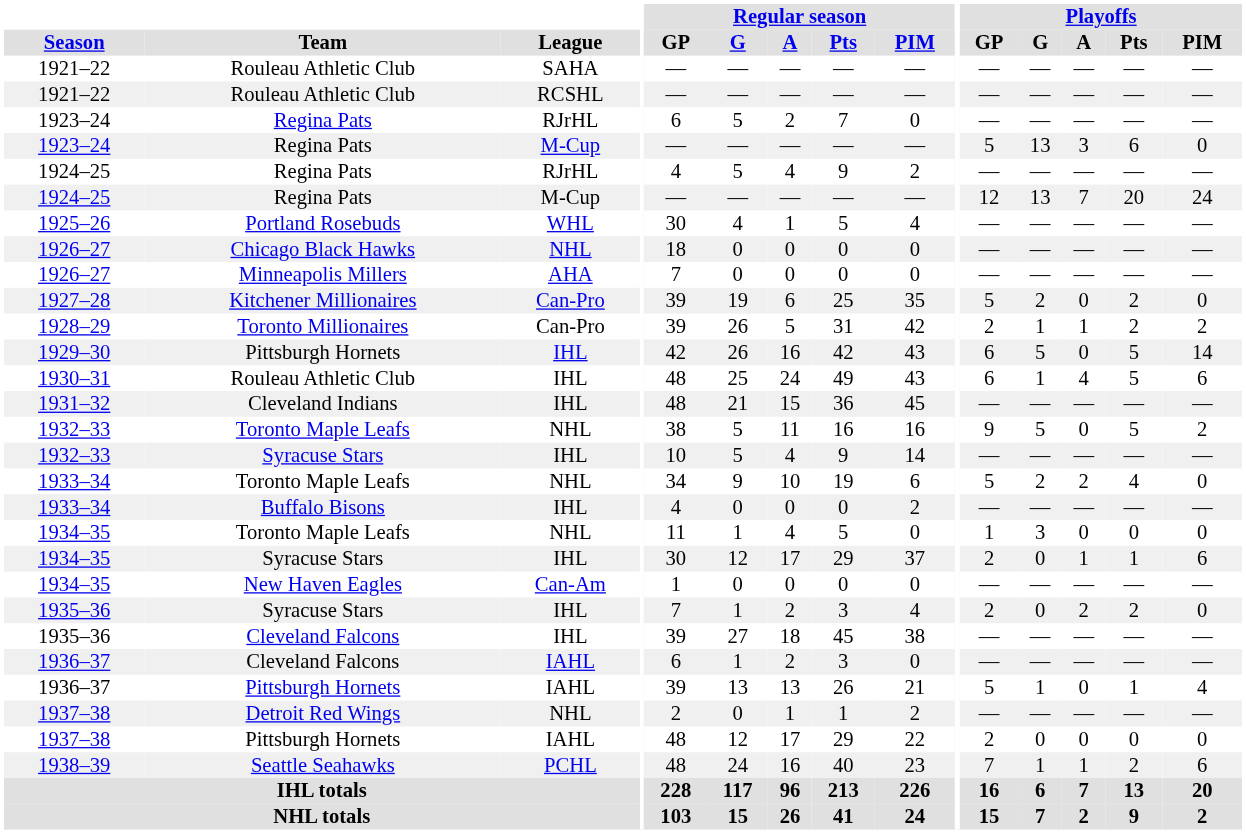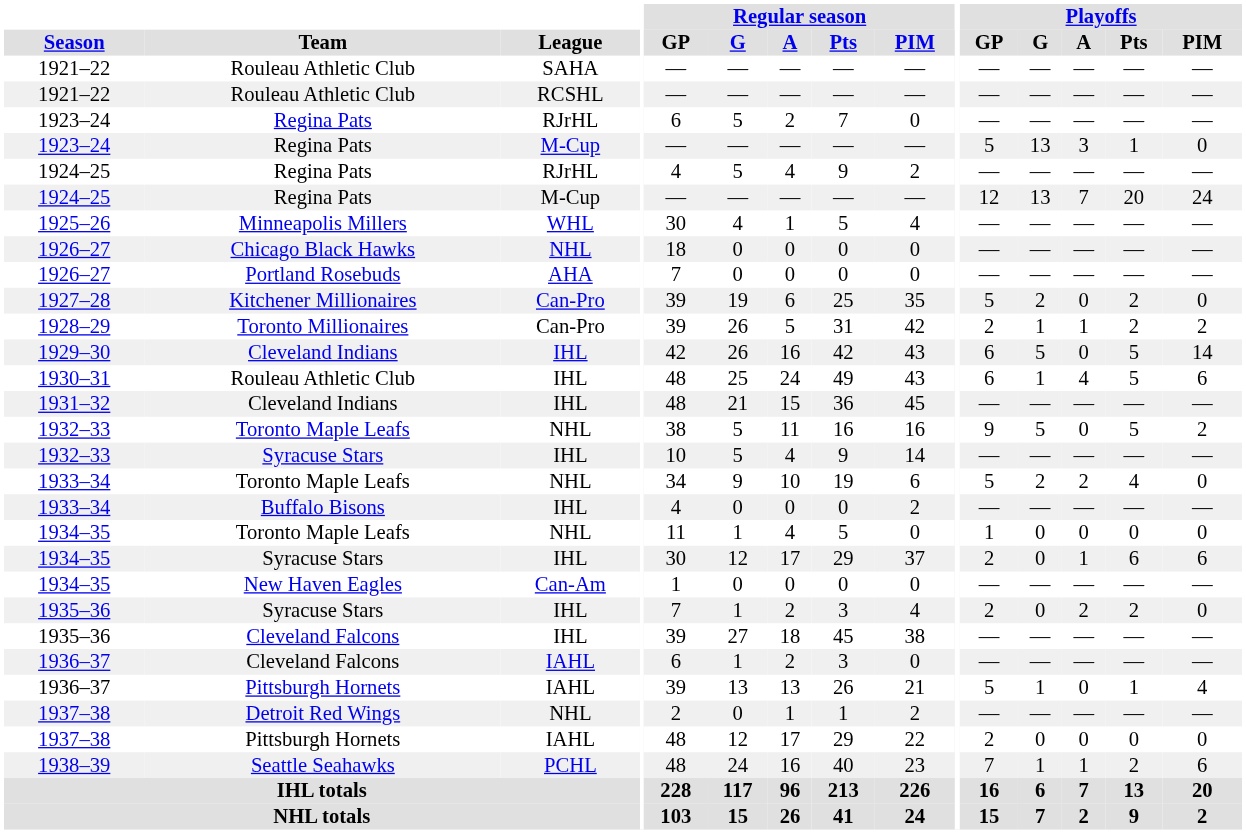(1134, 145) 6 -> (1134, 145) 1
(323, 223) Portland Rosebuds -> (323, 223) Minneapolis Millers
(323, 274) Minneapolis Millers -> (323, 274) Portland Rosebuds
(323, 352) Pittsburgh Hornets -> (323, 352) Cleveland Indians
(1040, 532) 3 -> (1040, 532) 0
(1134, 558) 1 -> (1134, 558) 6
